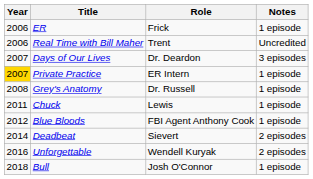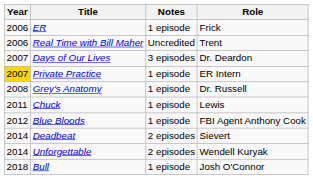columns swapped: (201, 12) <-> (282, 12)
(17, 151) 2016 -> (17, 151) 2014
